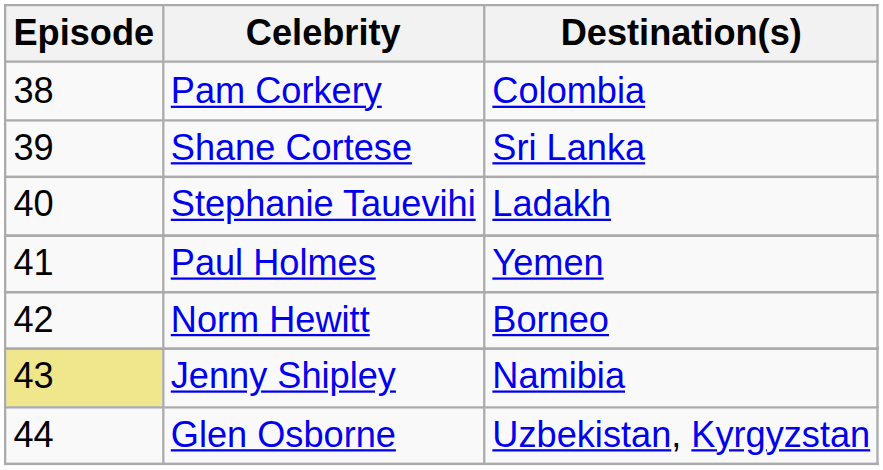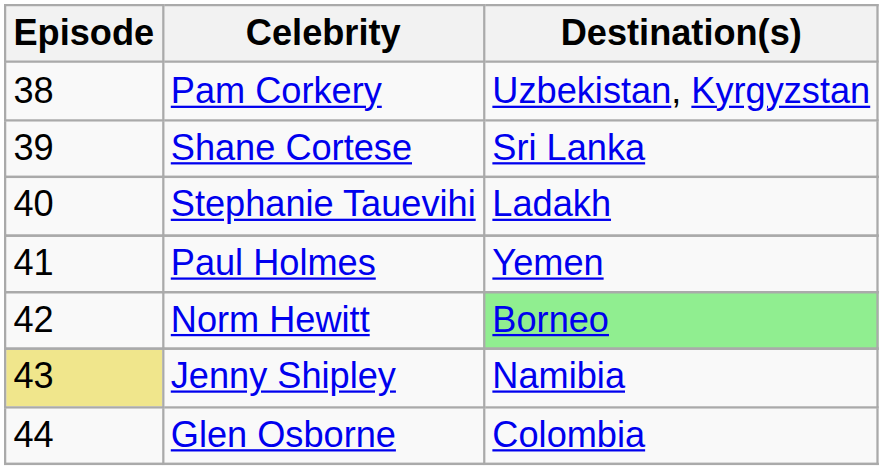(569, 90) Colombia -> (681, 90) Uzbekistan, Kyrgyzstan
(551, 319) no background -> (551, 319) lightgreen background
(681, 434) Uzbekistan, Kyrgyzstan -> (569, 434) Colombia
